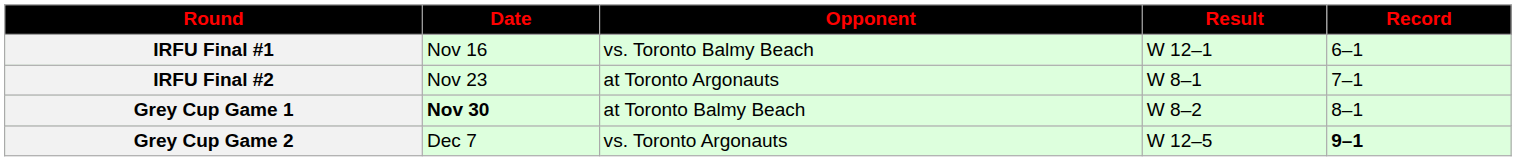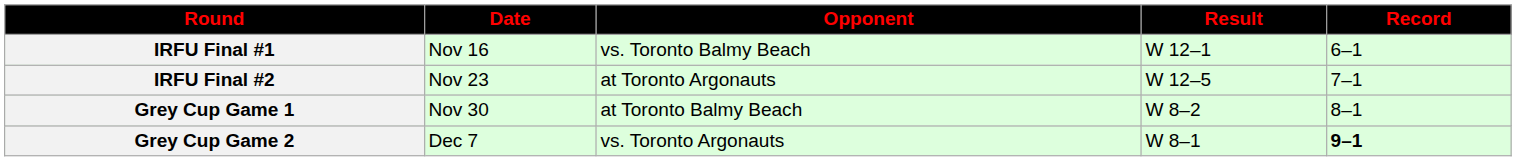(1174, 79) W 8–1 -> (1178, 79) W 12–5
(458, 110) bold -> (459, 110) normal
(1180, 140) W 12–5 -> (1173, 140) W 8–1
